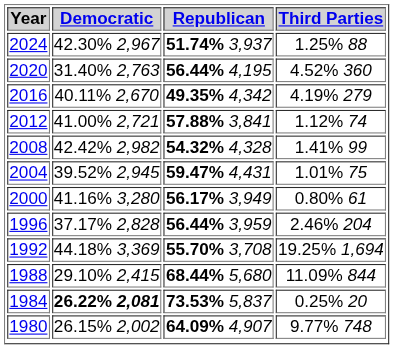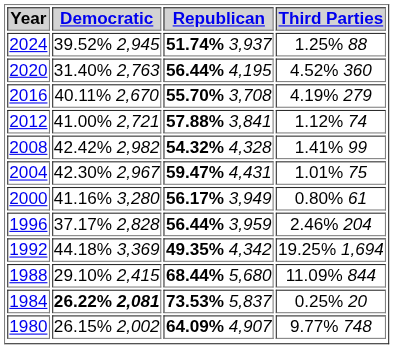(107, 44) 42.30% 2,967 -> (107, 44) 39.52% 2,945
(219, 95) 49.35% 4,342 -> (219, 95) 55.70% 3,708
(107, 173) 39.52% 2,945 -> (107, 173) 42.30% 2,967
(219, 250) 55.70% 3,708 -> (219, 250) 49.35% 4,342
